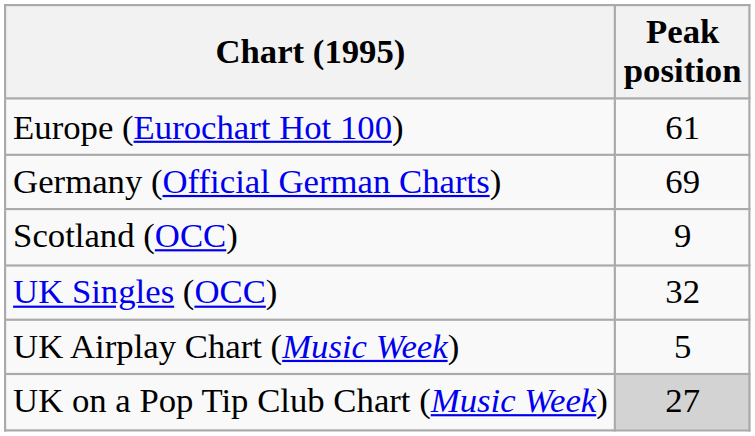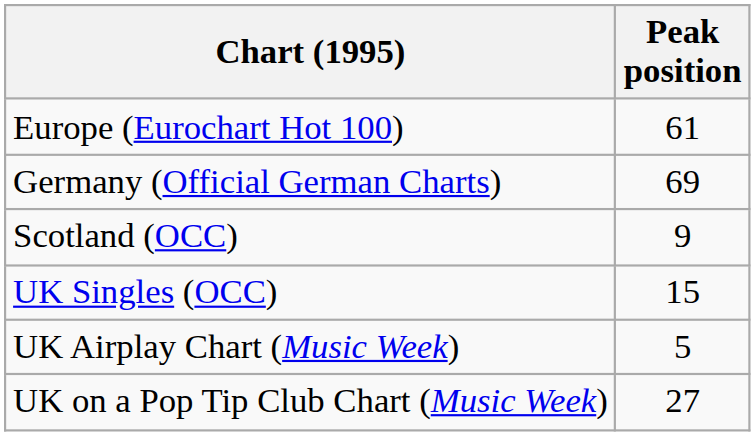(683, 291) 32 -> (683, 291) 15
(683, 401) lightgrey background -> (683, 401) no background
